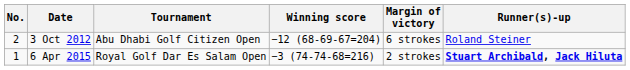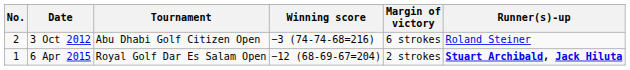(326, 41) −12 (68-69-67=204) -> (323, 41) −3 (74-74-68=216)
(323, 57) −3 (74-74-68=216) -> (326, 57) −12 (68-69-67=204)
